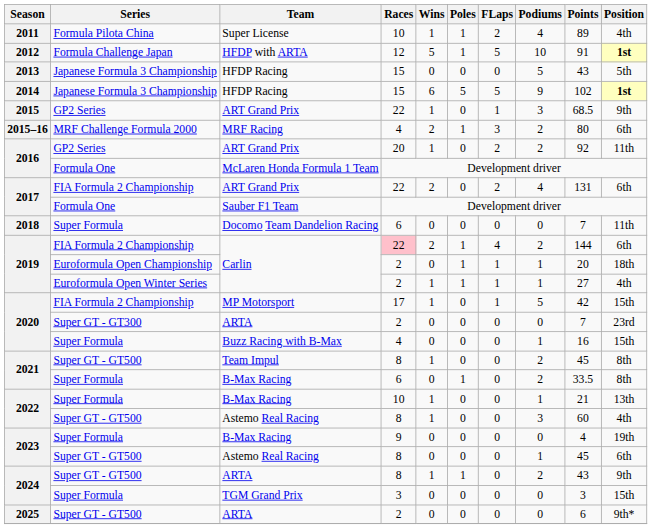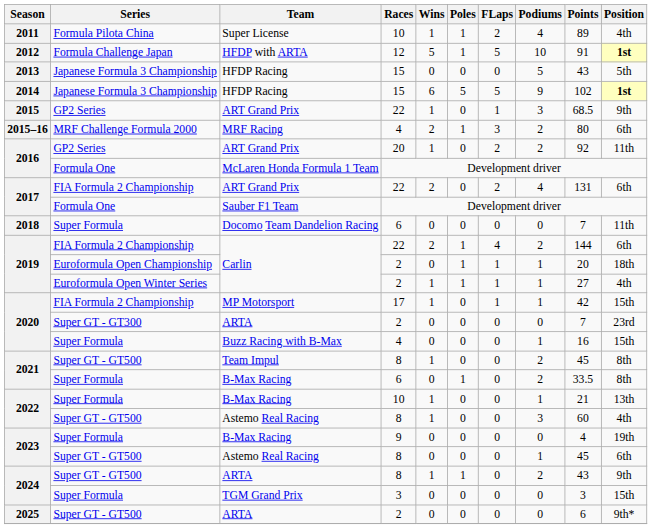(399, 245) pink background -> (399, 245) no background
(540, 303) 5 -> (540, 303) 1
